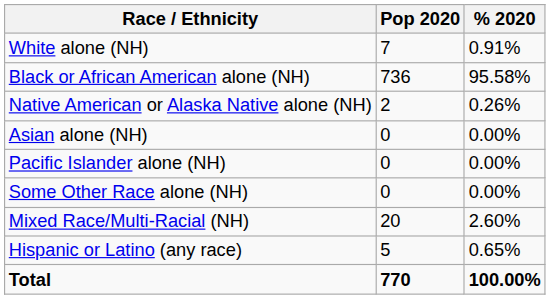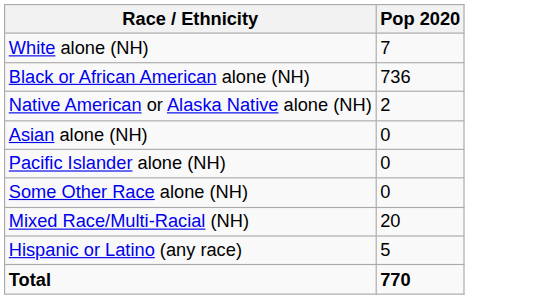- column: (505, 18)
